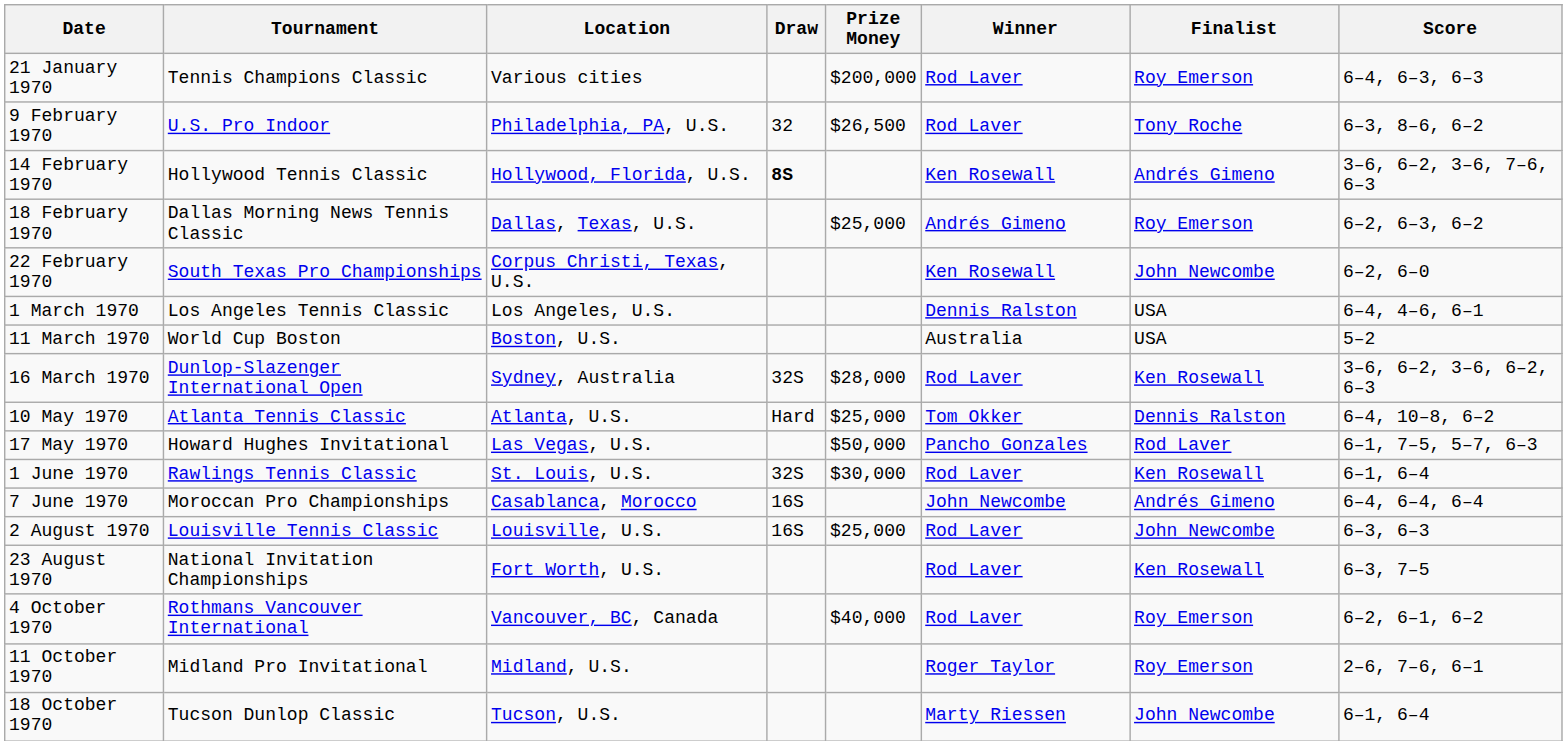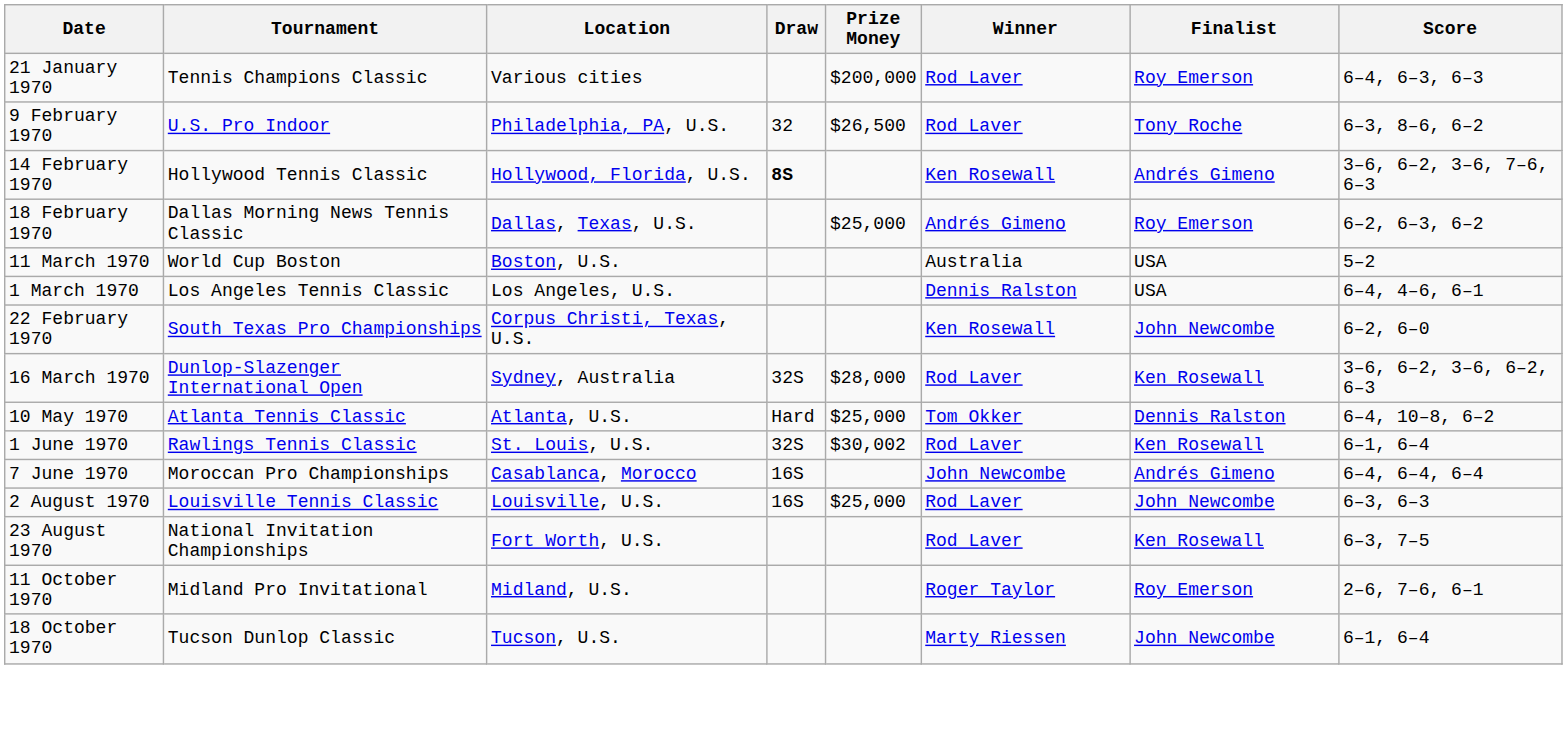rows swapped: (69, 272) <-> (79, 339)
- row: (69, 445)
(868, 474) $30,000 -> (868, 445) $30,002
- row: (58, 618)
